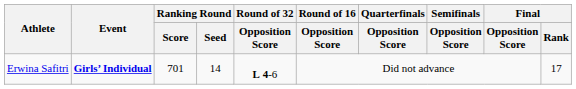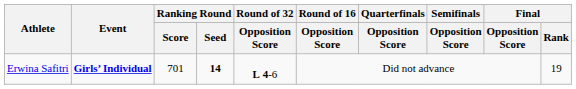(215, 69) normal -> (215, 69) bold
(556, 69) 17 -> (556, 69) 19
